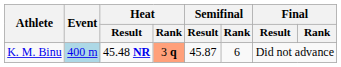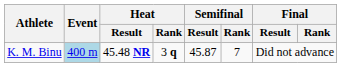(169, 53) lightsalmon background -> (169, 53) no background
(237, 53) 6 -> (237, 53) 7
